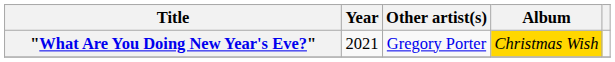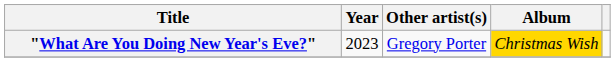(362, 43) 2021 -> (362, 43) 2023
